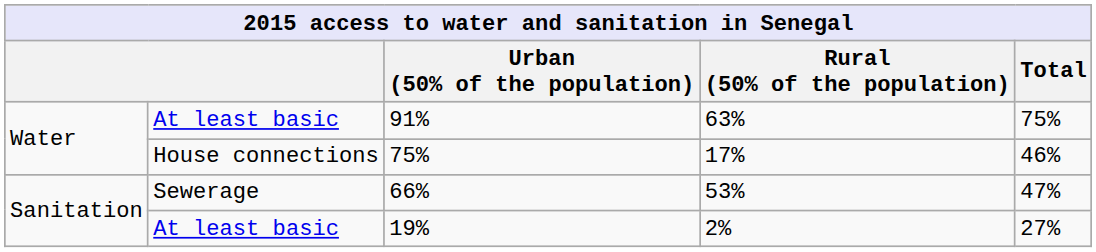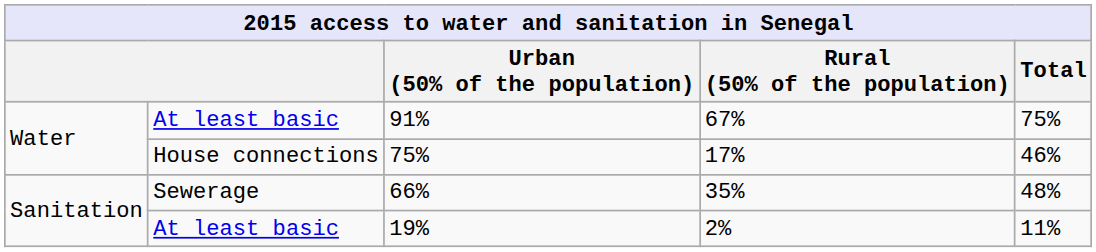(725, 120) 63% -> (725, 120) 67%
(725, 192) 53% -> (725, 192) 35%
(1040, 192) 47% -> (1040, 192) 48%
(1040, 228) 27% -> (1040, 228) 11%
